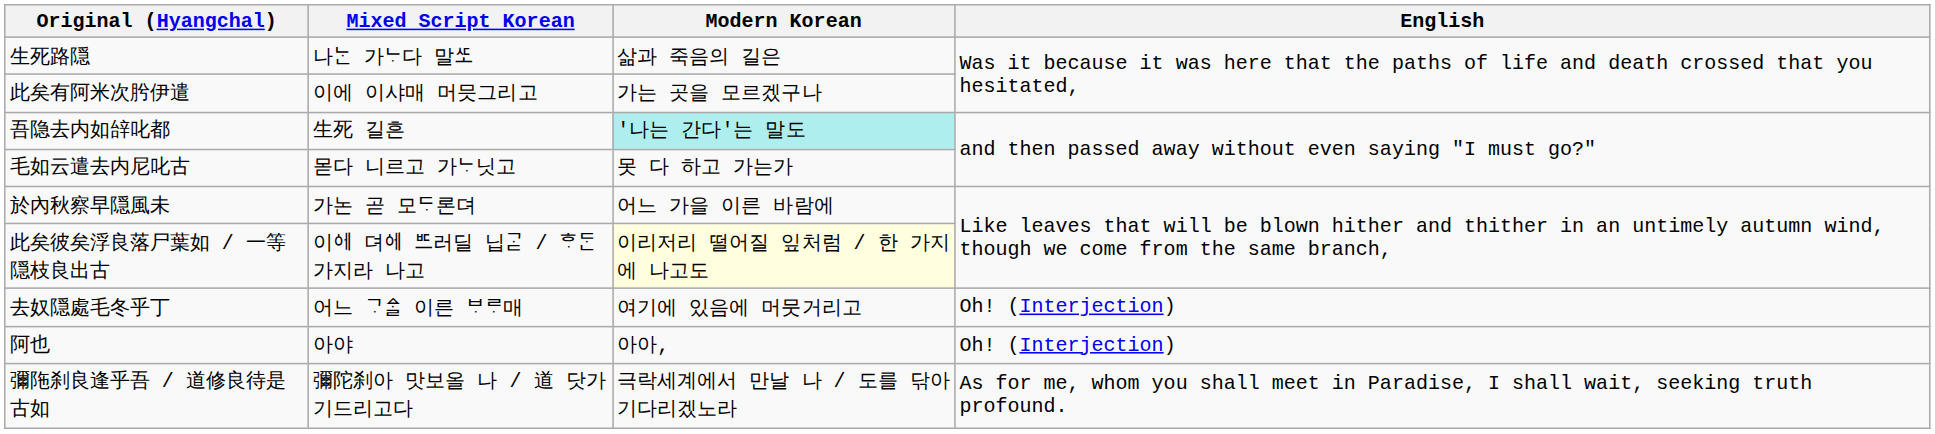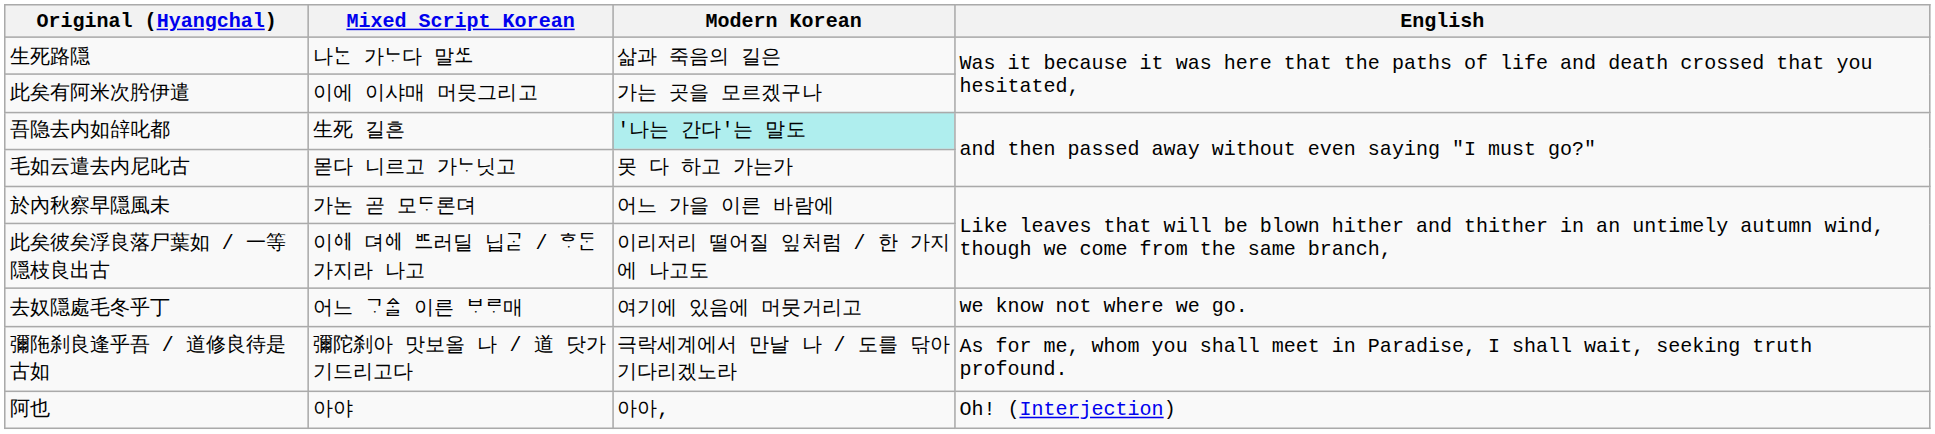(784, 257) lightyellow background -> (784, 257) no background
(1068, 307) Oh! (Interjection) -> (1104, 307) we know not where we go.
rows swapped: (30, 345) <-> (148, 396)
